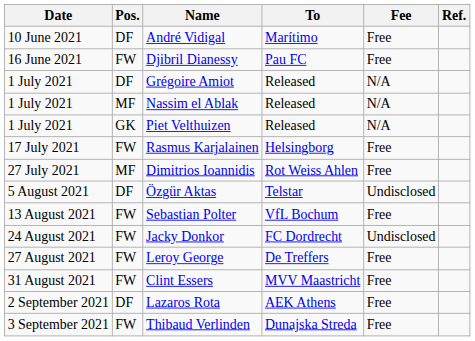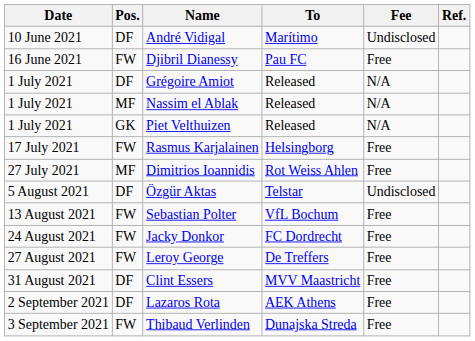(379, 37) Free -> (401, 37) Undisclosed
(401, 236) Undisclosed -> (379, 236) Free
(126, 280) FW -> (124, 280) DF
